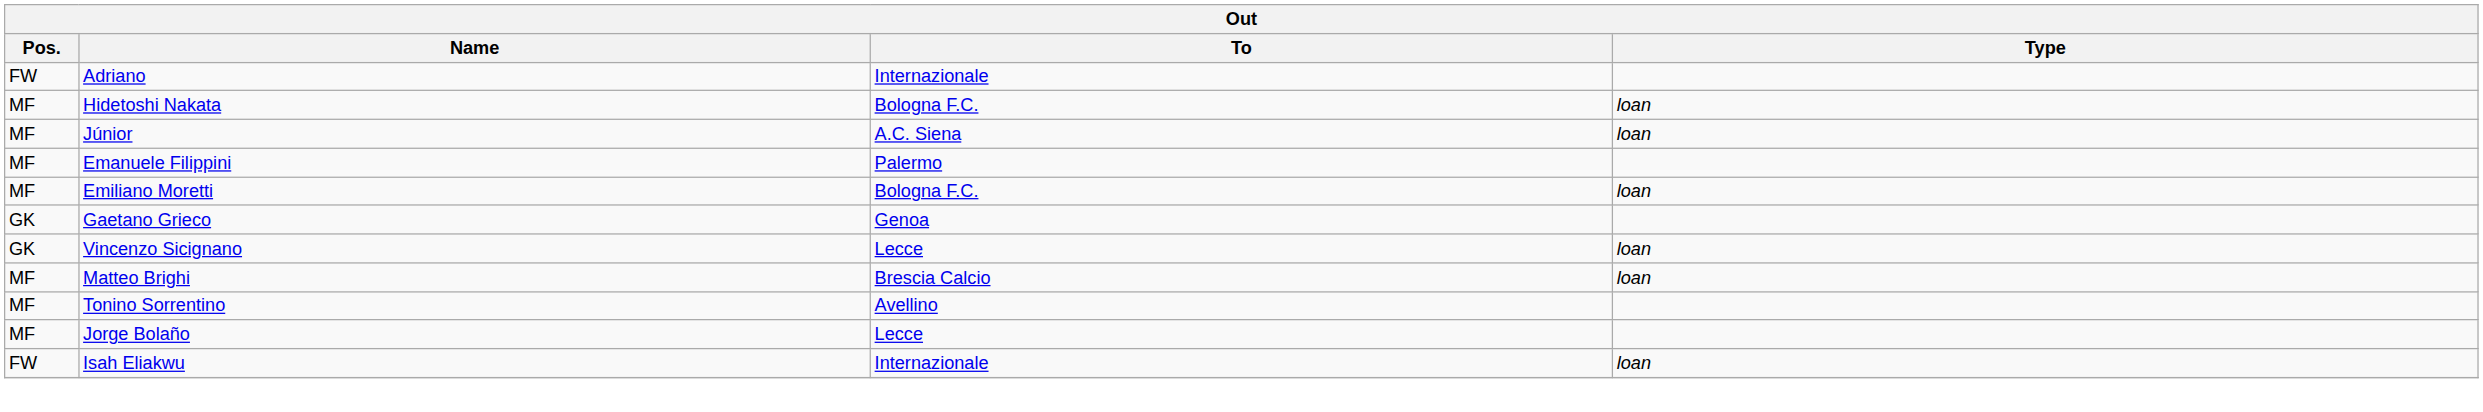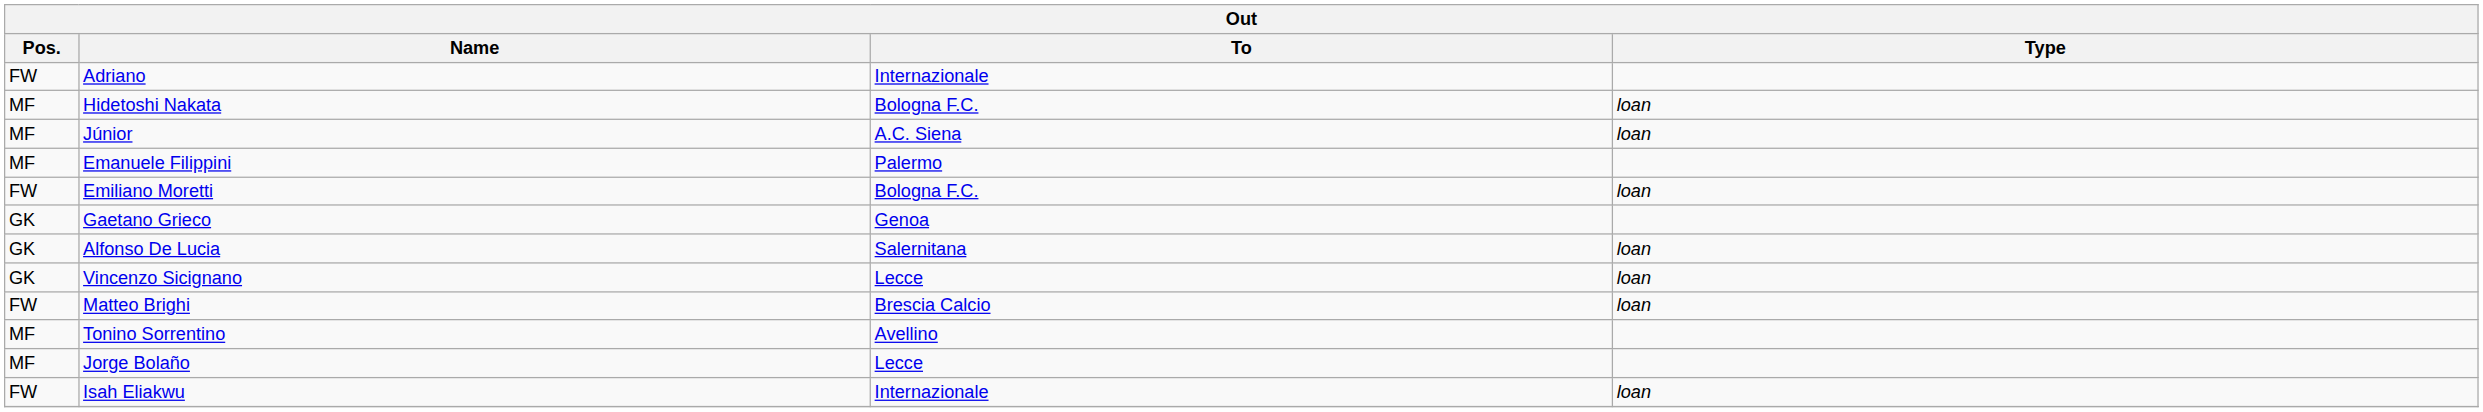(22, 191) MF -> (23, 191) FW
+ row: (152, 249)
(22, 277) MF -> (23, 306) FW
